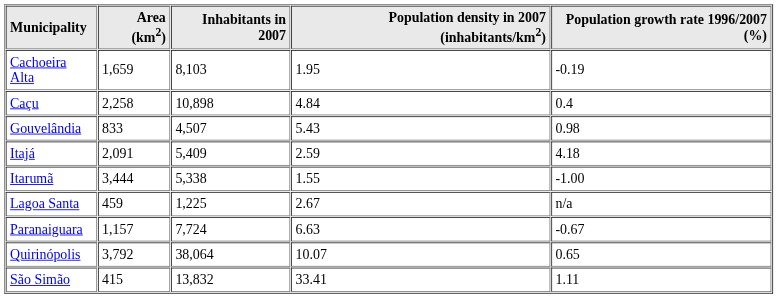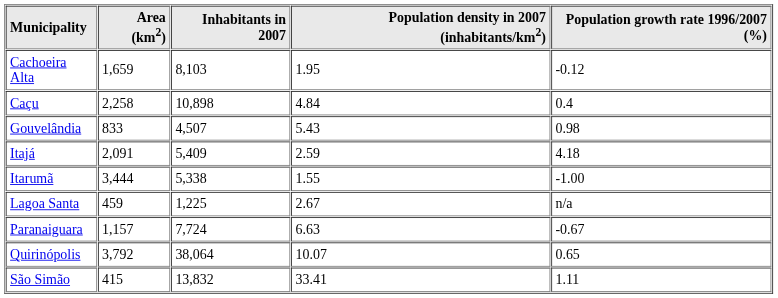(570, 70) -0.19 -> (570, 70) -0.12
